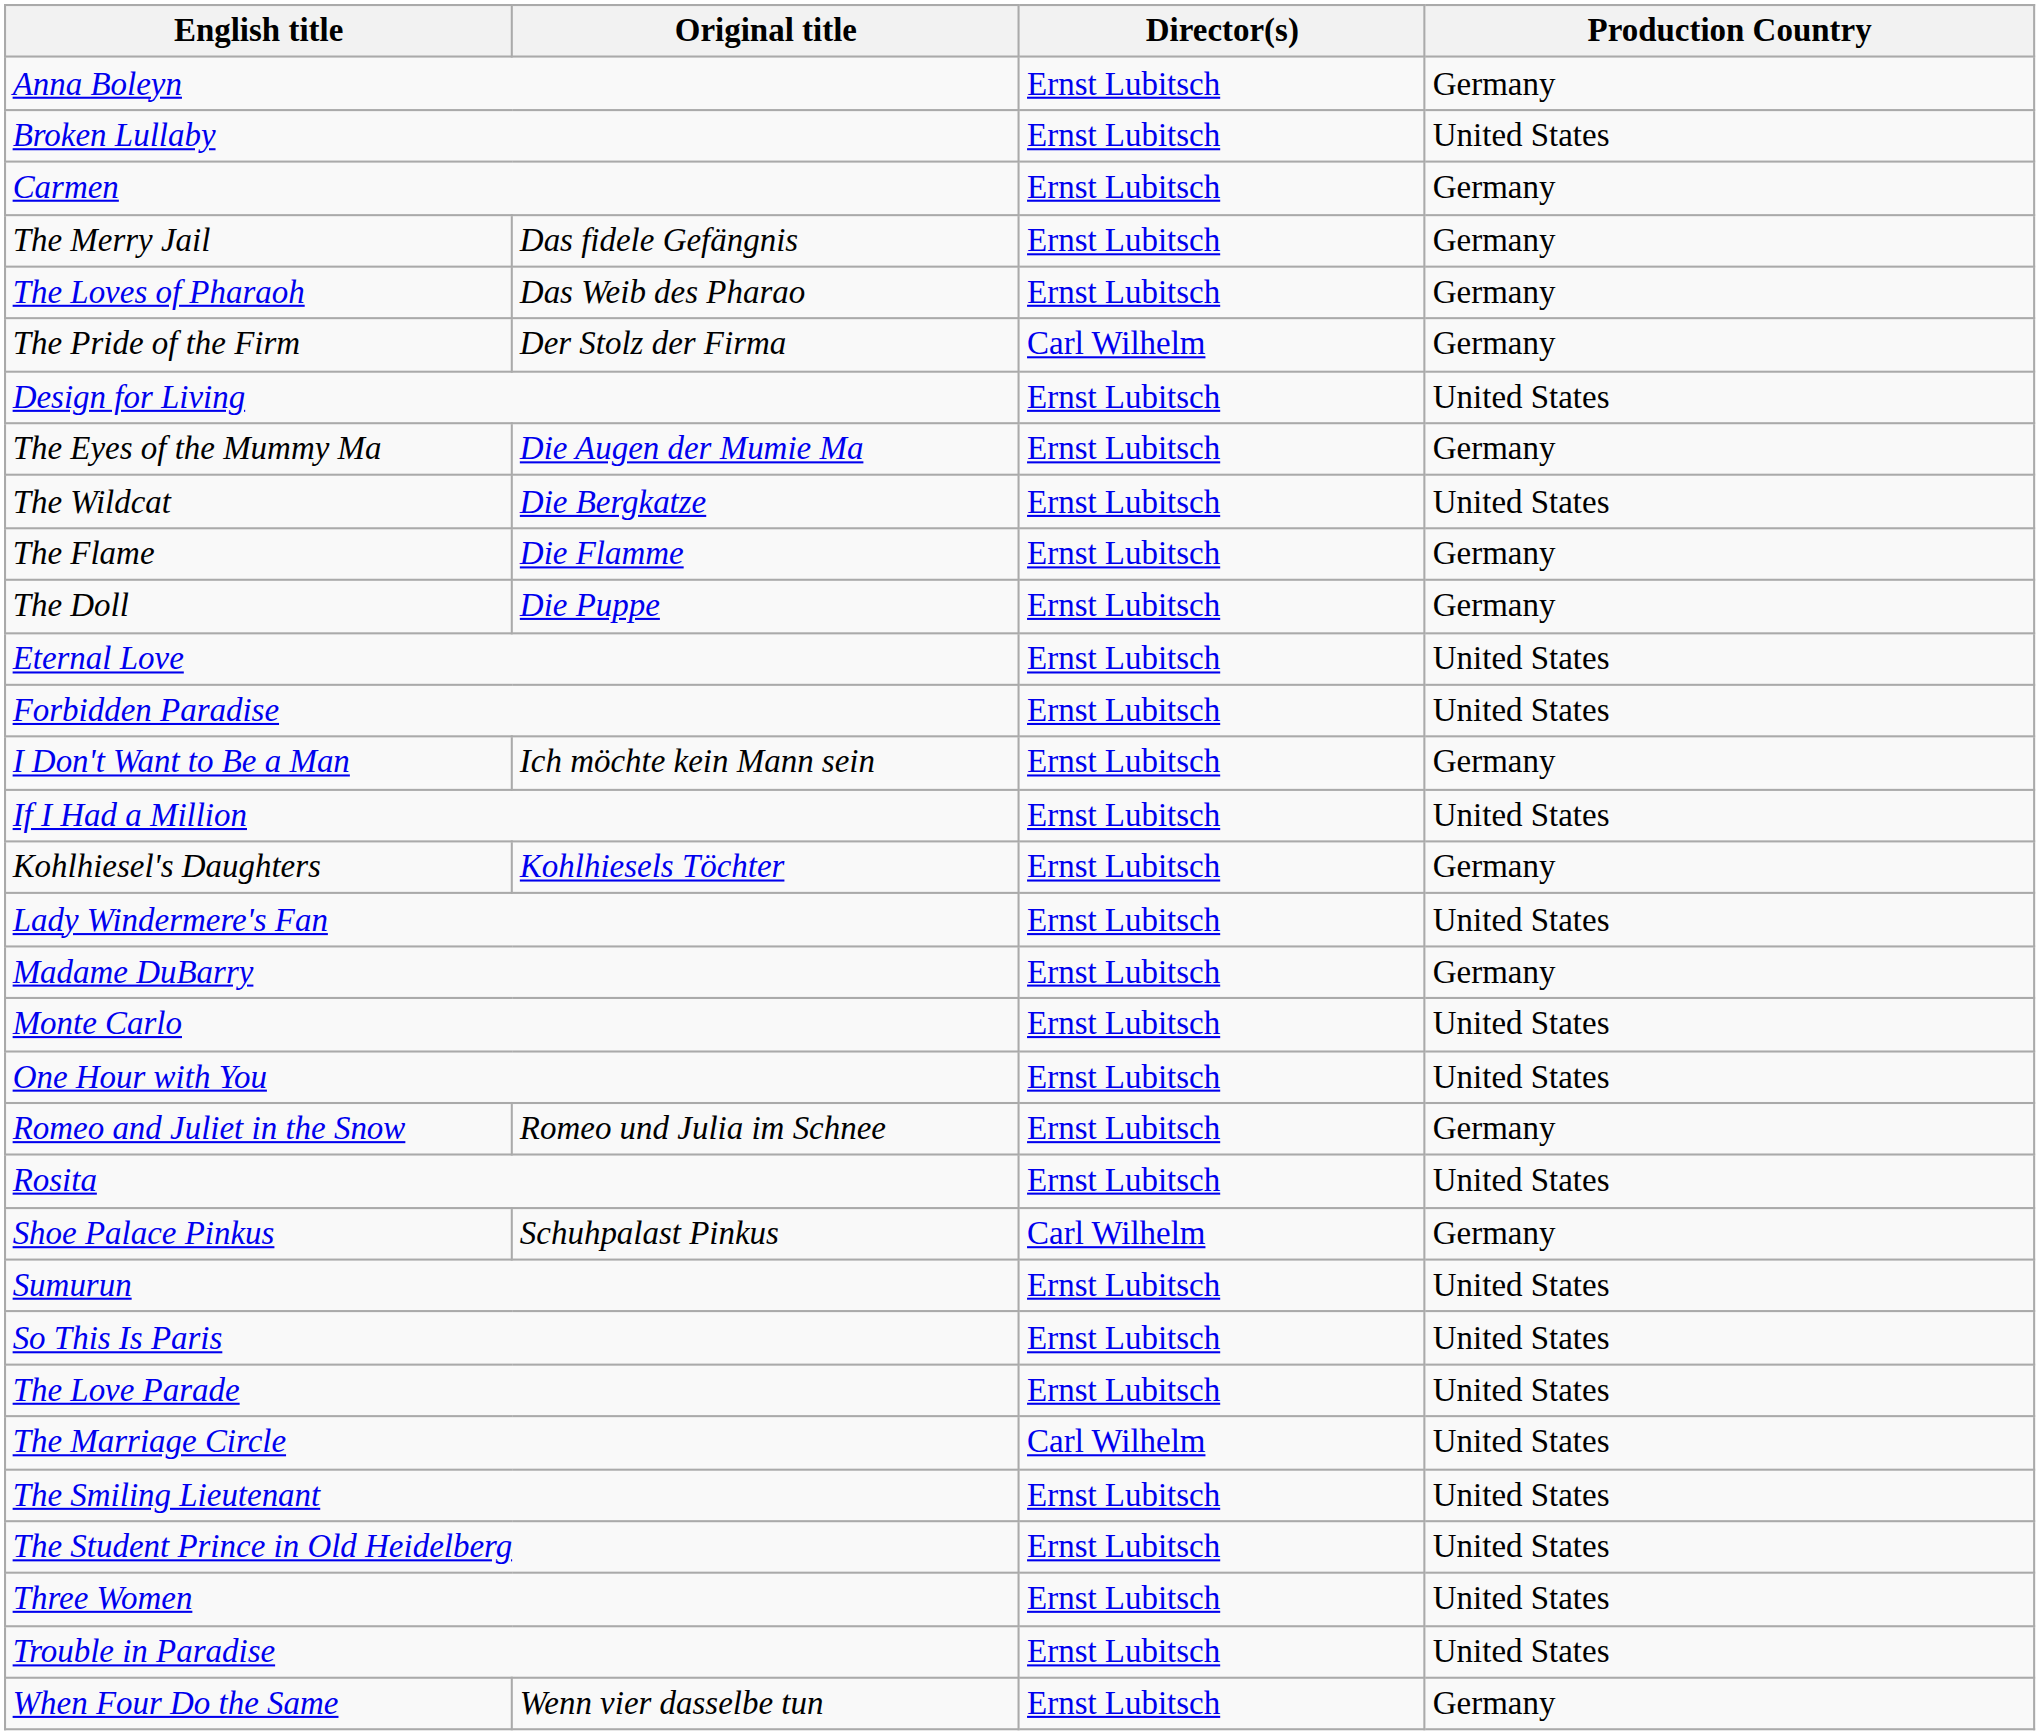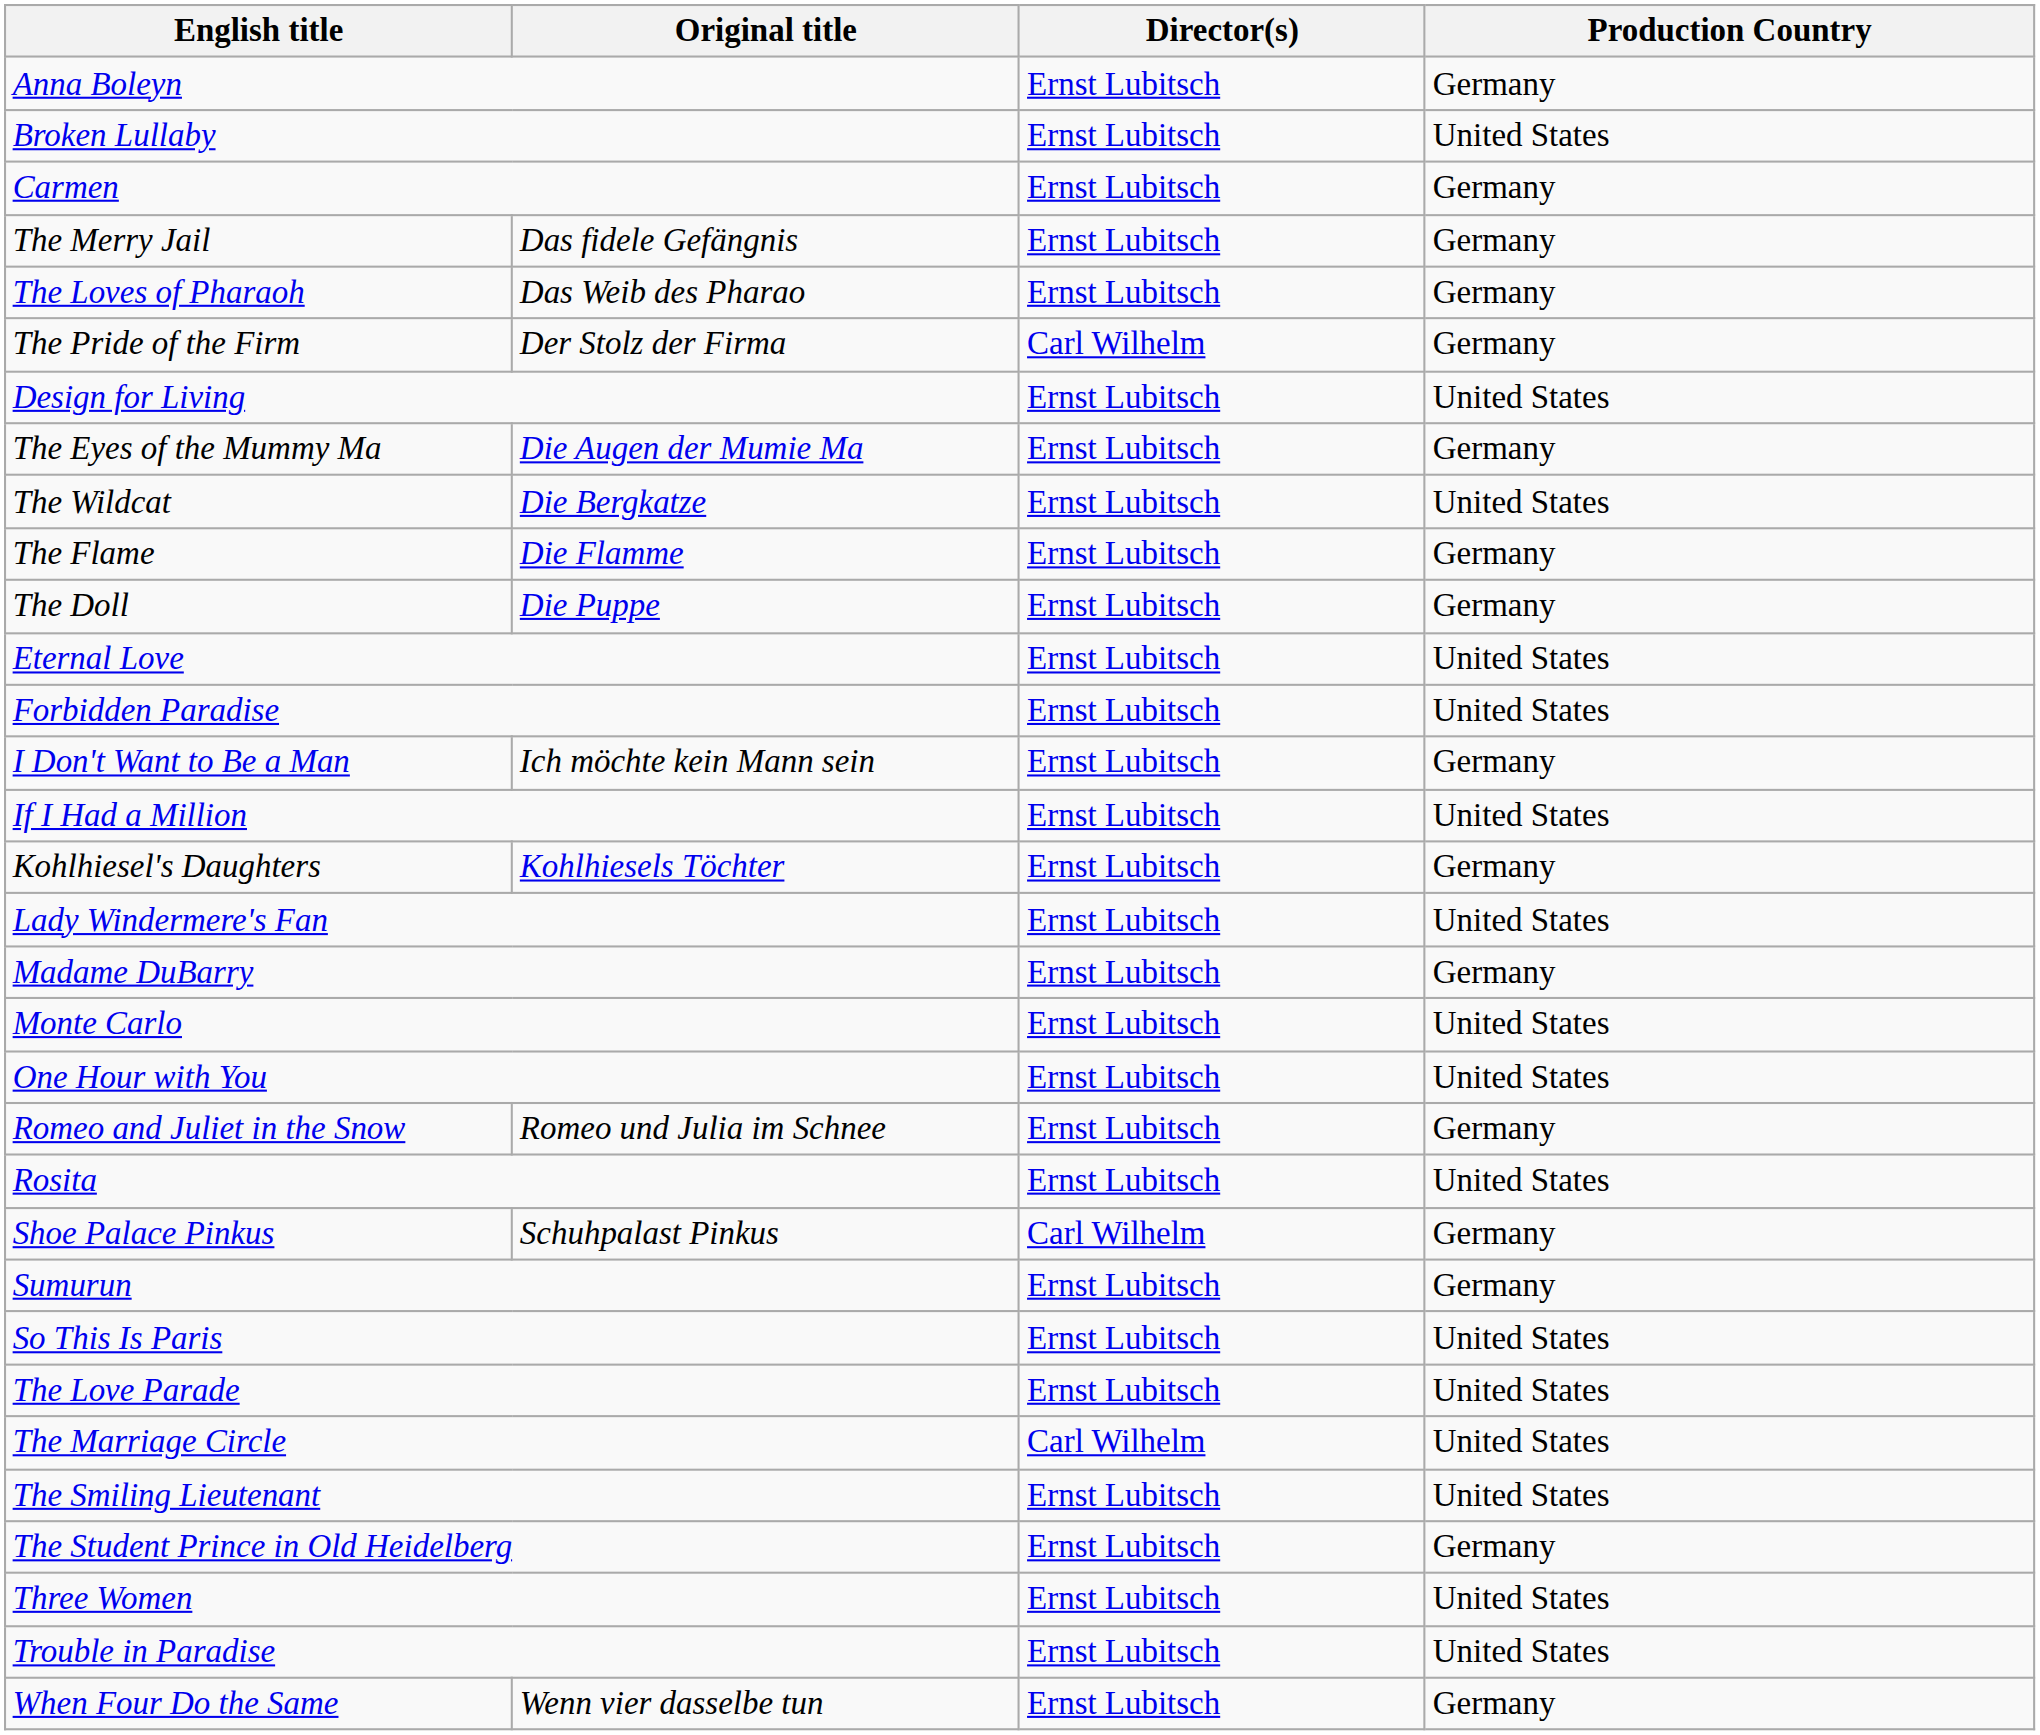(1521, 1285) United States -> (1494, 1285) Germany
(1521, 1546) United States -> (1494, 1546) Germany
